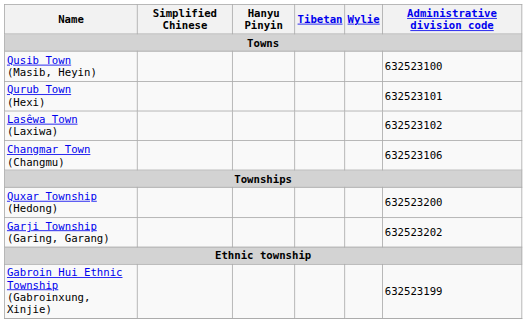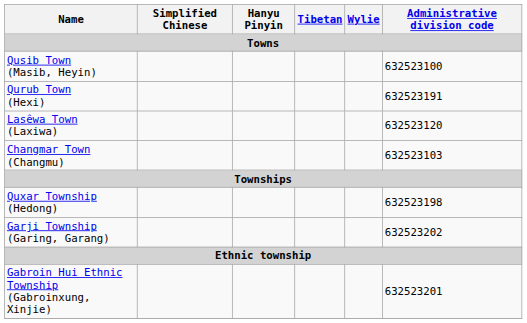(414, 96) 632523101 -> (414, 96) 632523191
(414, 126) 632523102 -> (414, 126) 632523120
(414, 155) 632523106 -> (414, 155) 632523103
(414, 202) 632523200 -> (414, 202) 632523198
(414, 291) 632523199 -> (414, 291) 632523201
